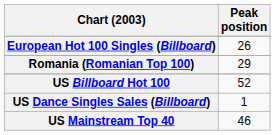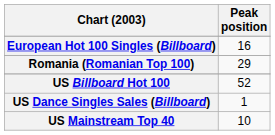(244, 45) 26 -> (244, 45) 16
(244, 121) 46 -> (244, 121) 10
